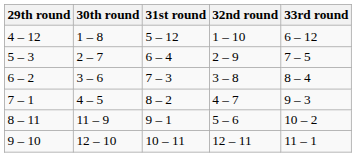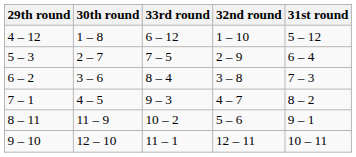columns swapped: (176, 15) <-> (316, 15)
